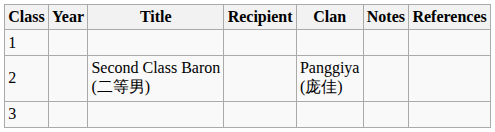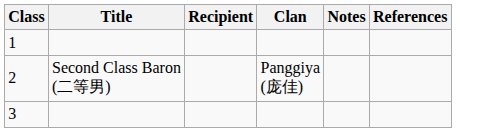- column: (68, 17)
